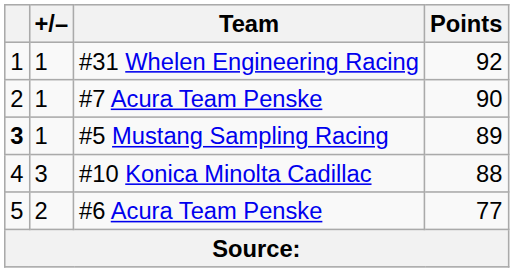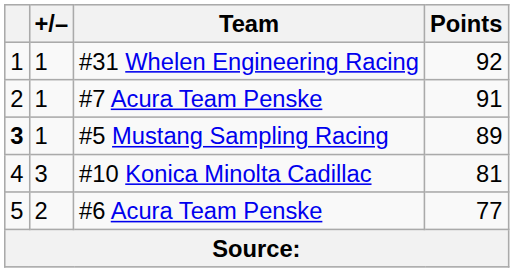(489, 99) 90 -> (489, 99) 91
(489, 174) 88 -> (489, 174) 81
